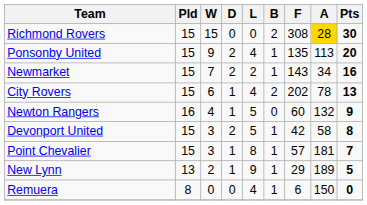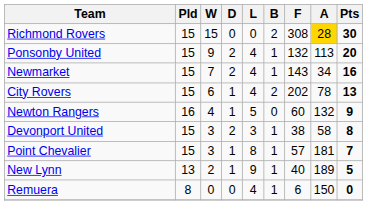(298, 53) 135 -> (298, 53) 132
(253, 72) 2 -> (253, 72) 4
(253, 131) 5 -> (253, 131) 3
(298, 131) 42 -> (298, 131) 38
(298, 170) 29 -> (298, 170) 40
